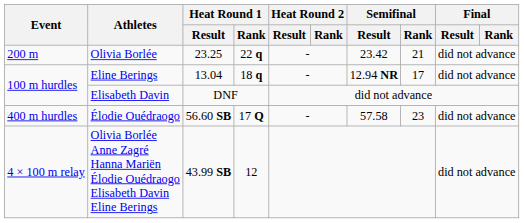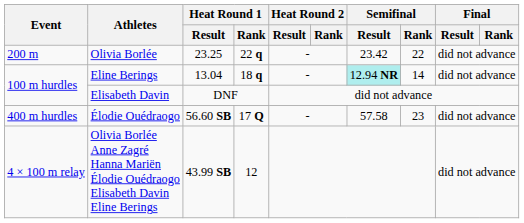(418, 55) 21 -> (418, 55) 22
(374, 75) no background -> (374, 75) paleturquoise background
(418, 75) 17 -> (418, 75) 14
